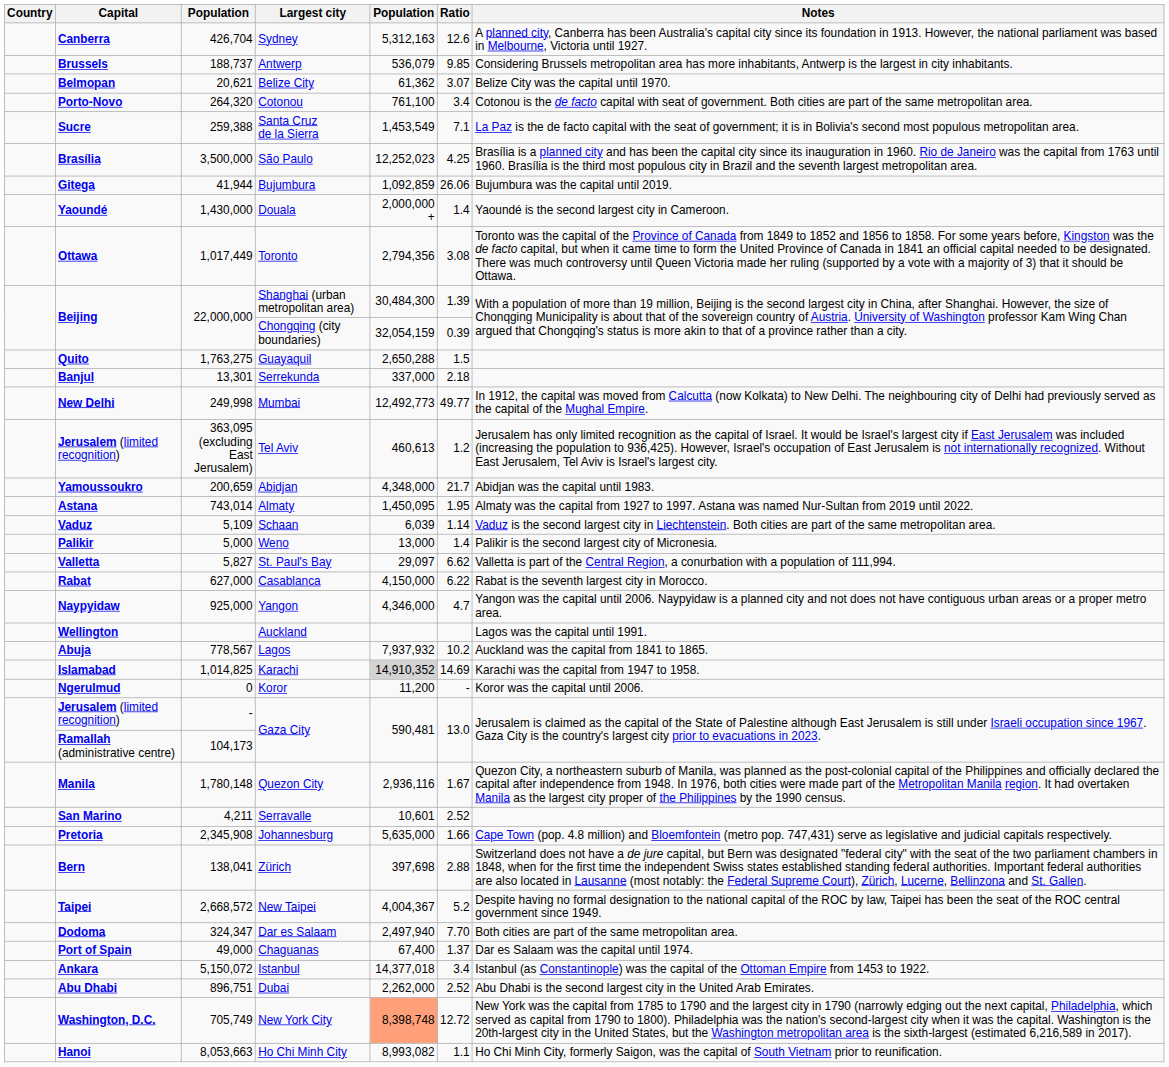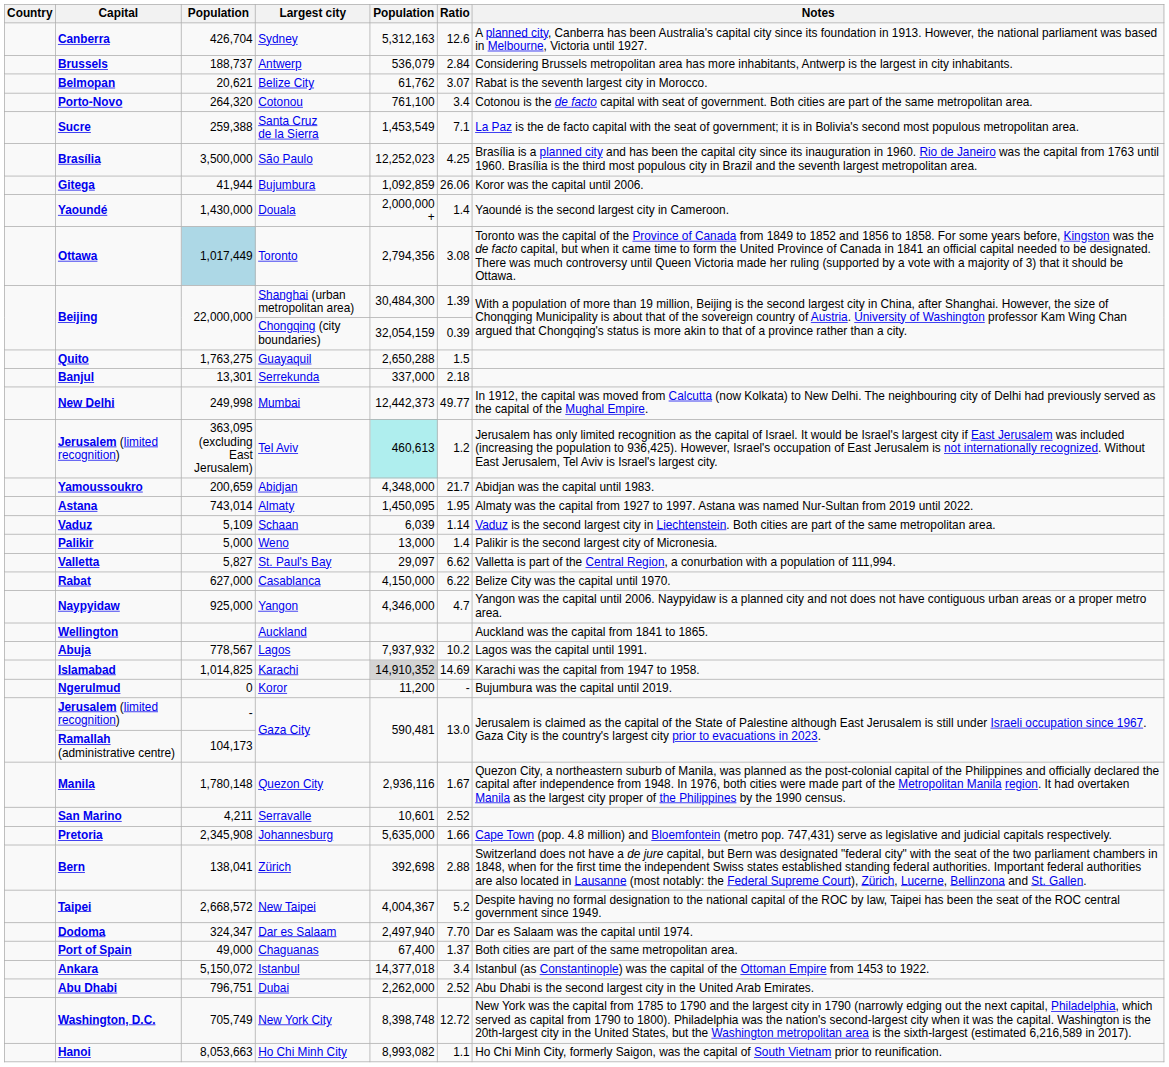(458, 64) 9.85 -> (458, 64) 2.84
(416, 83) 61,362 -> (416, 83) 61,762
(573, 83) Belize City was the capital until 1970. -> (591, 83) Rabat is the seventh largest city in Morocco.
(574, 185) Bujumbura was the capital until 2019. -> (559, 185) Koror was the capital until 2006.
(226, 256) no background -> (226, 256) lightblue background
(405, 403) 12,492,773 -> (405, 403) 12,442,373
(413, 448) no background -> (413, 448) paleturquoise background
(591, 581) Rabat is the seventh largest city in Morocco. -> (573, 581) Belize City was the capital until 1970.
(561, 632) Lagos was the capital until 1991. -> (592, 632) Auckland was the capital from 1841 to 1865.
(592, 651) Auckland was the capital from 1841 to 1865. -> (561, 651) Lagos was the capital until 1991.
(559, 688) Koror was the capital until 2006. -> (574, 688) Bujumbura was the capital until 2019.
(413, 867) 397,698 -> (413, 867) 392,698
(606, 932) Both cities are part of the same metropolitan area. -> (584, 932) Dar es Salaam was the capital until 1974.
(584, 950) Dar es Salaam was the capital until 1974. -> (606, 950) Both cities are part of the same metropolitan area.
(231, 988) 896,751 -> (231, 988) 796,751
(408, 1020) lightsalmon background -> (408, 1020) no background
